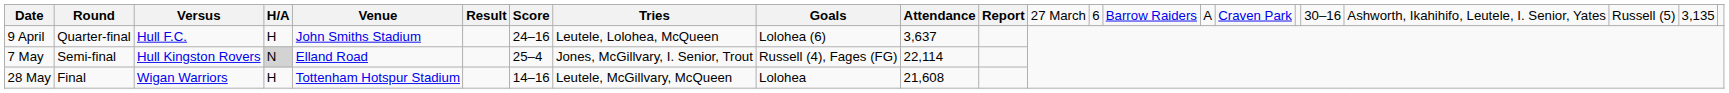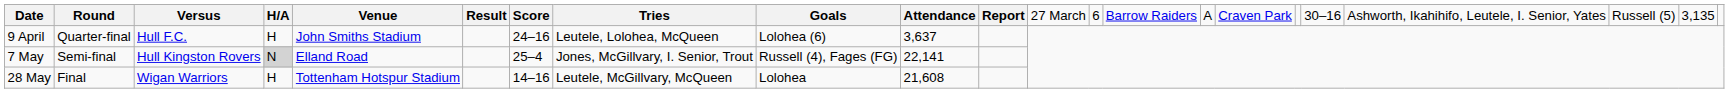(923, 57) 22,114 -> (924, 57) 22,141
